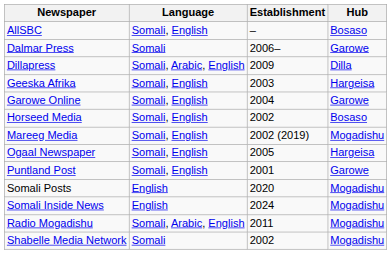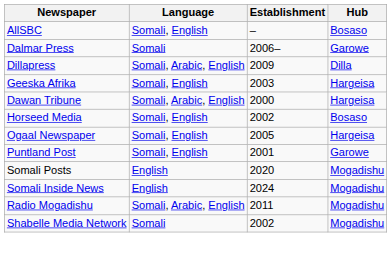+ row: (44, 100)
- row: (44, 100)
- row: (42, 135)
